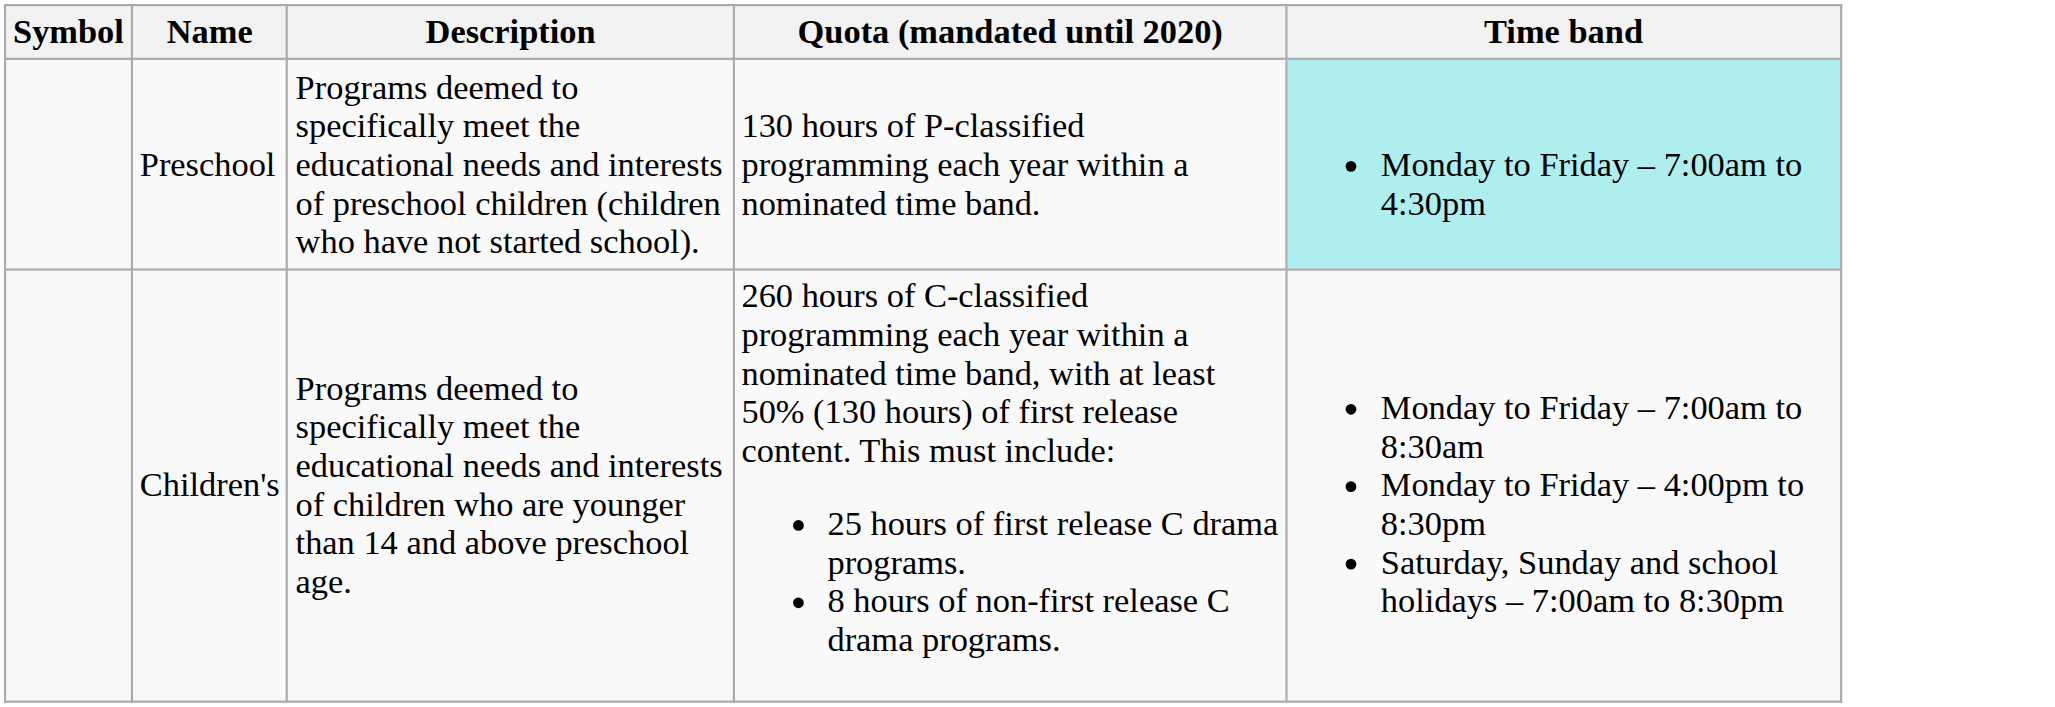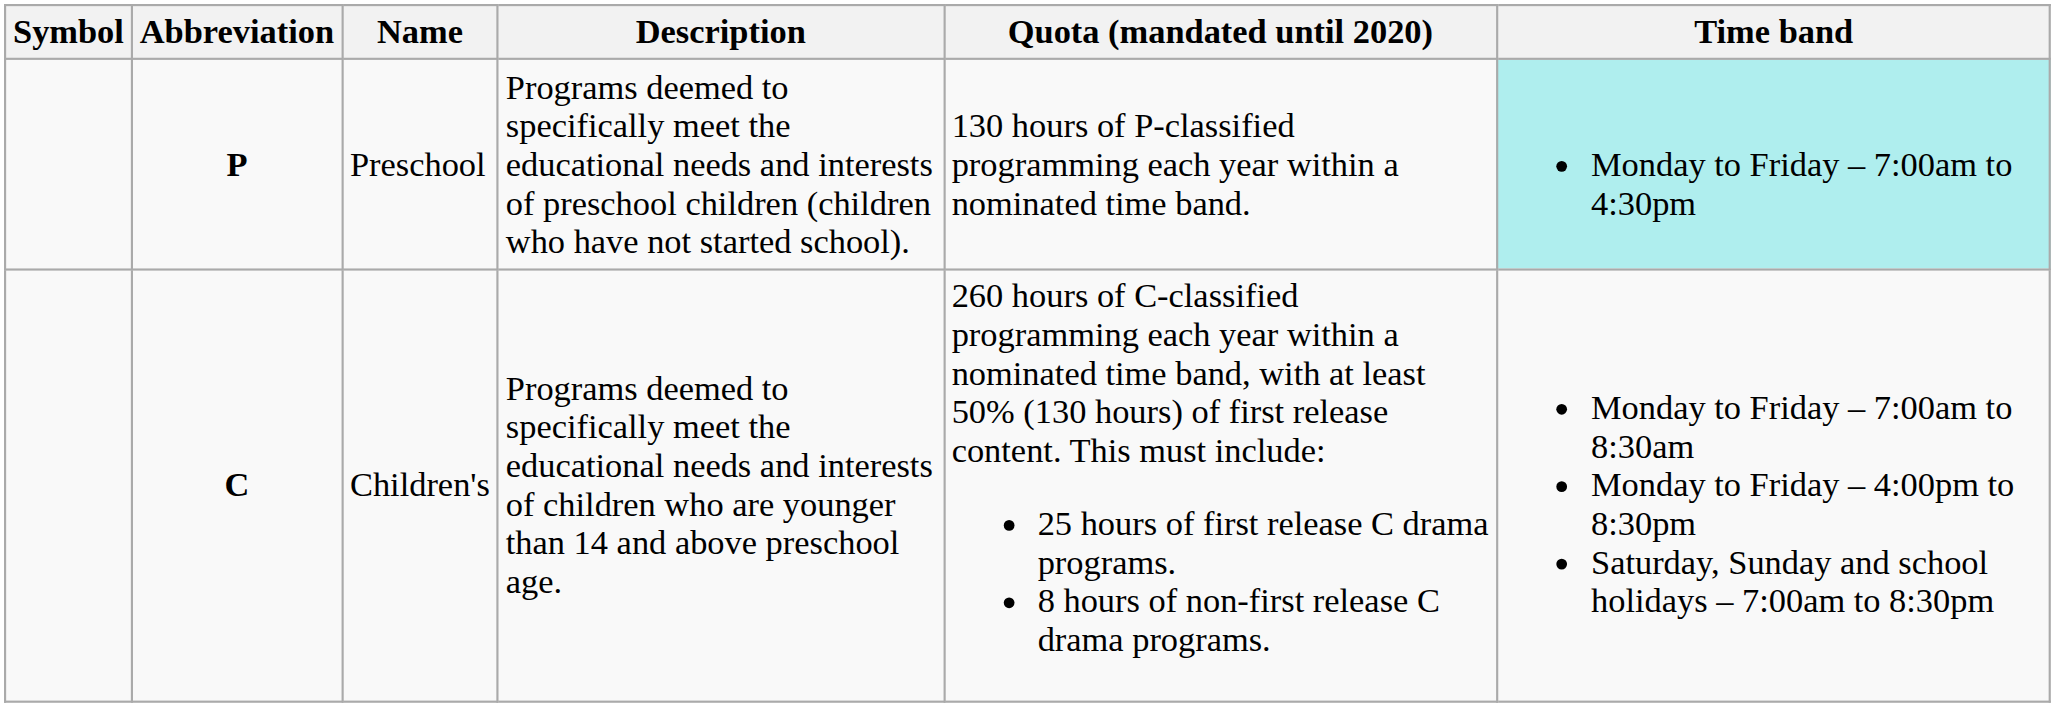+ column: (237, 31)
